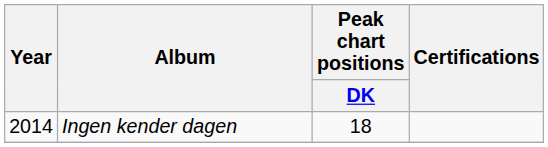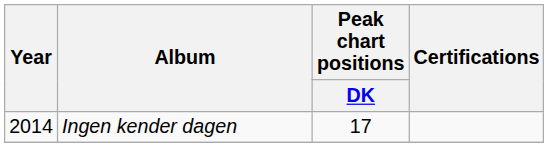(361, 126) 18 -> (361, 126) 17
